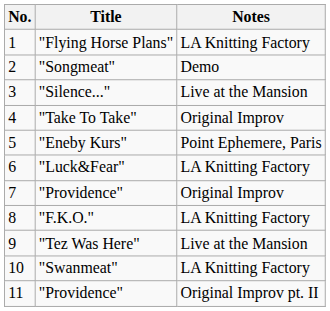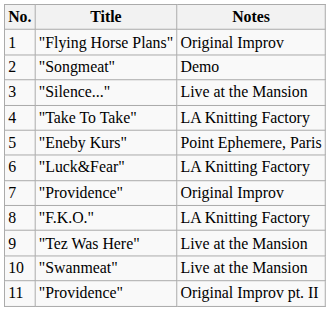(245, 42) LA Knitting Factory -> (232, 42) Original Improv
(232, 117) Original Improv -> (245, 117) LA Knitting Factory
(245, 268) LA Knitting Factory -> (244, 268) Live at the Mansion
